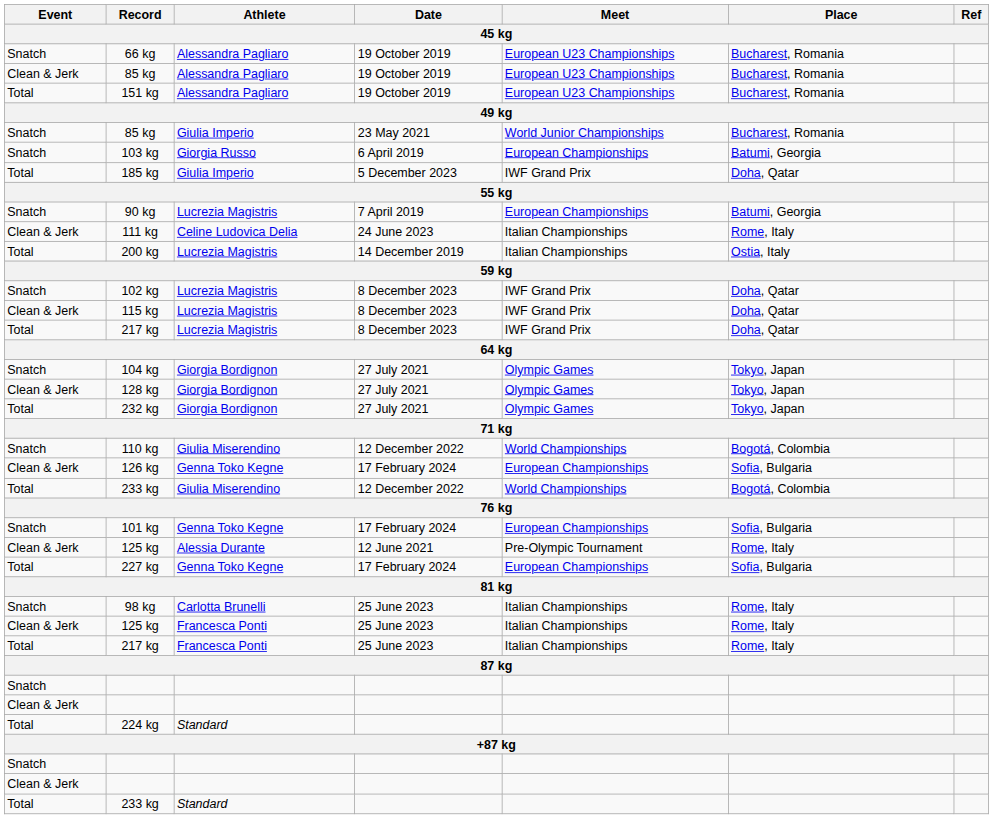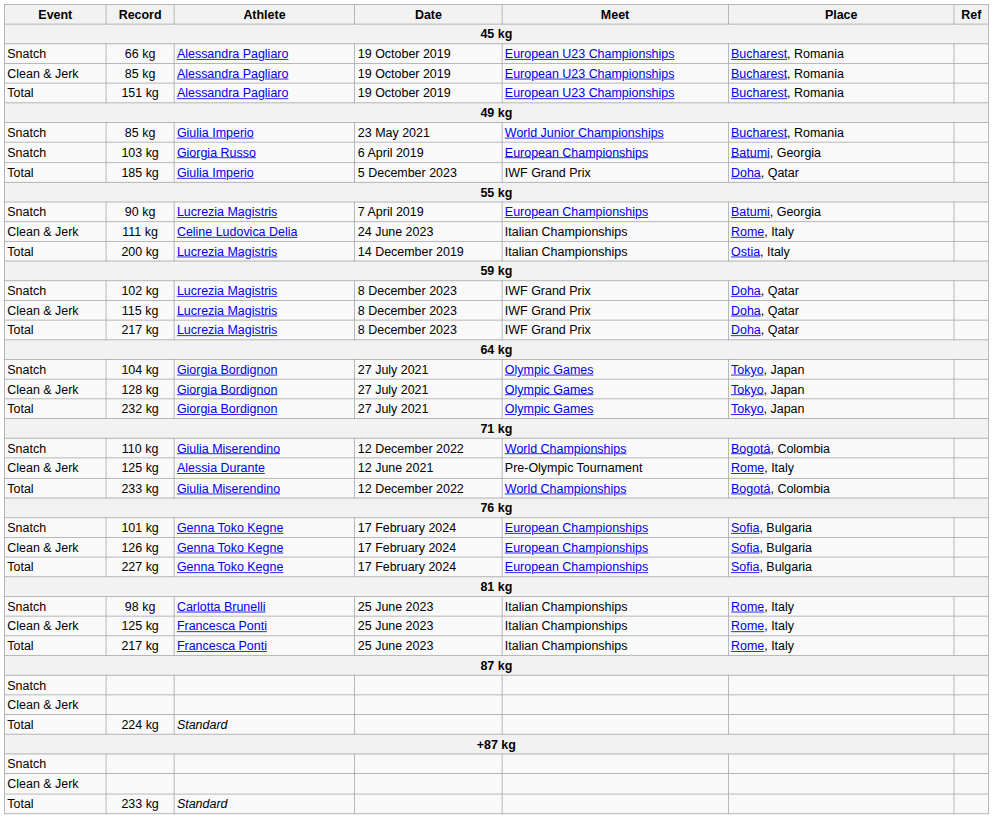rows swapped: (140, 547) <-> (140, 468)
